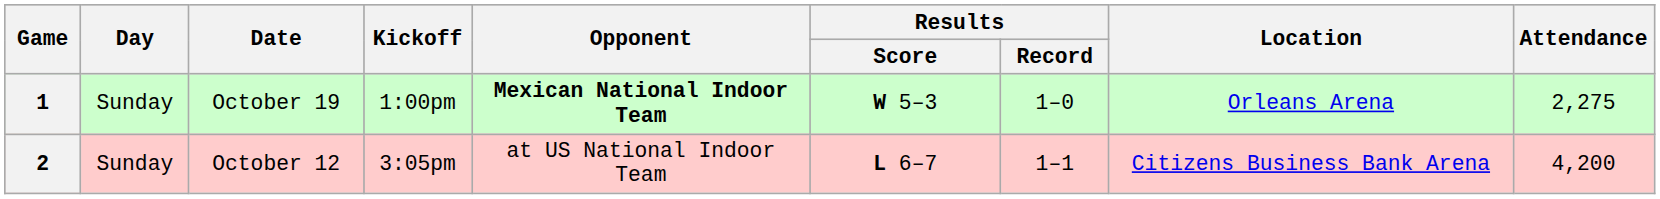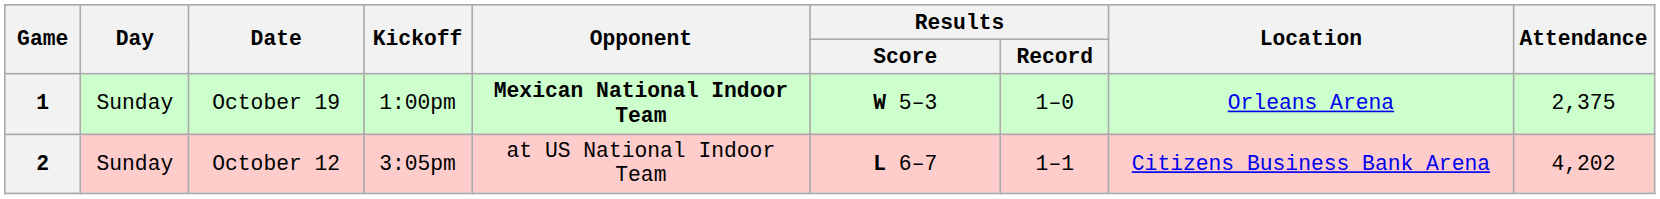(1583, 104) 2,275 -> (1583, 104) 2,375
(1583, 163) 4,200 -> (1583, 163) 4,202
